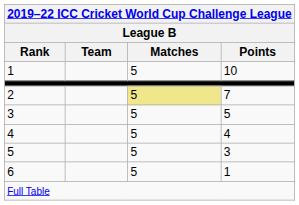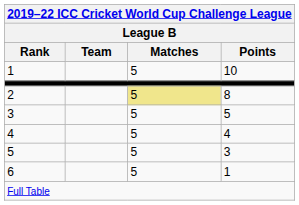(227, 95) 7 -> (227, 95) 8
